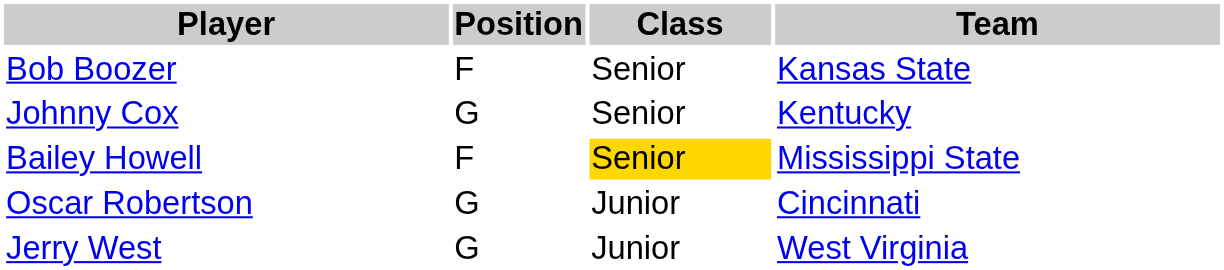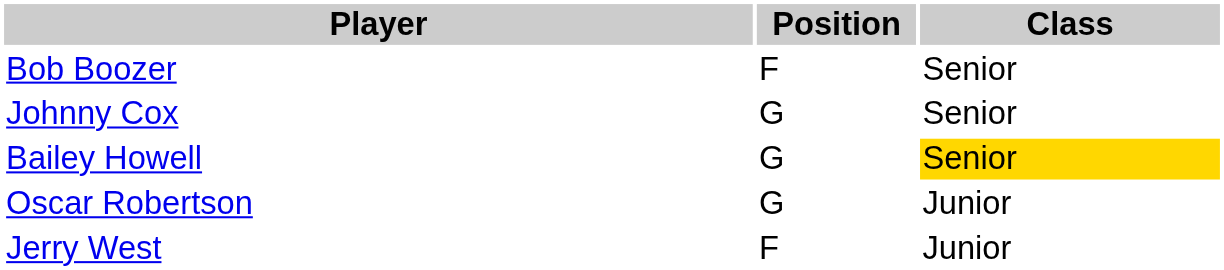- column: (997, 23)
(464, 158) F -> (772, 158) G
(467, 248) G -> (769, 248) F
